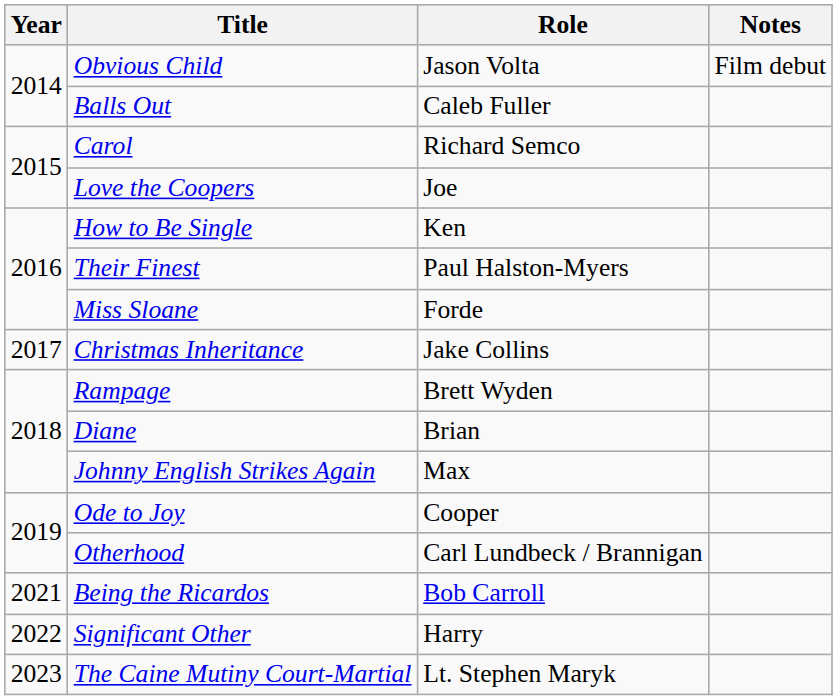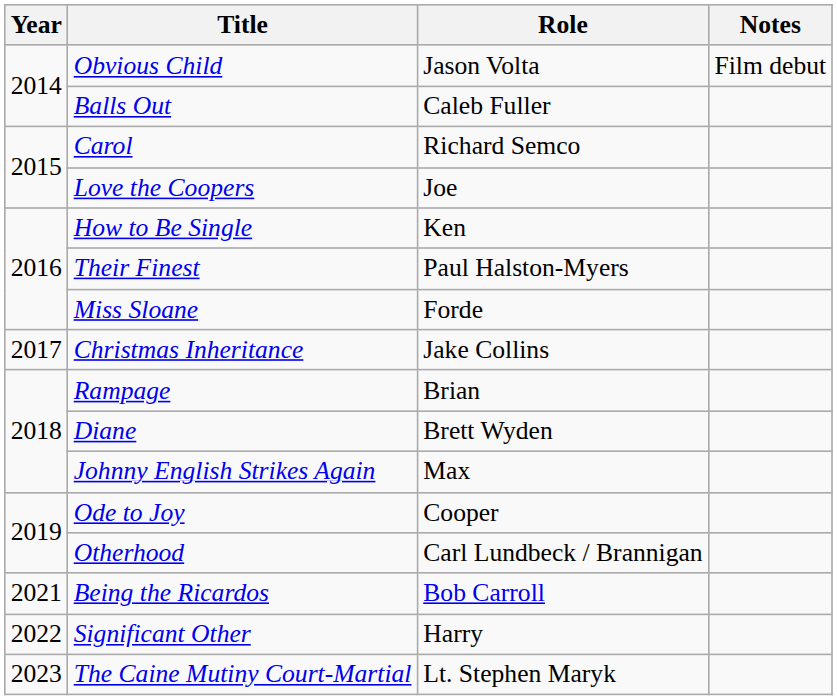(488, 390) Brett Wyden -> (452, 390) Brian
(452, 430) Brian -> (488, 430) Brett Wyden
